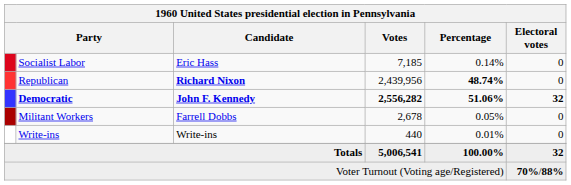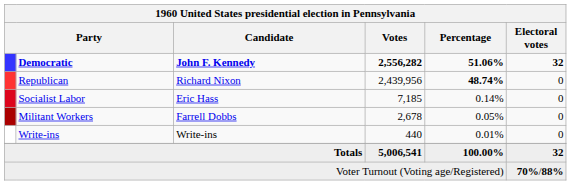rows swapped: (45, 98) <-> (52, 62)
(211, 80) bold -> (208, 80) normal
